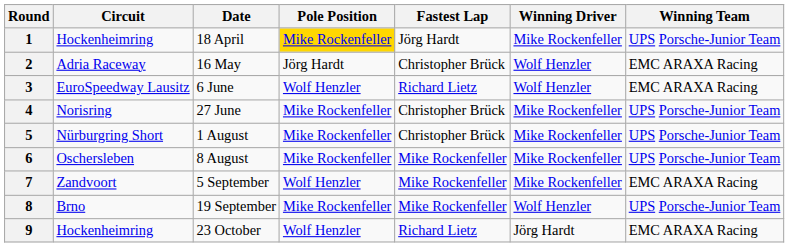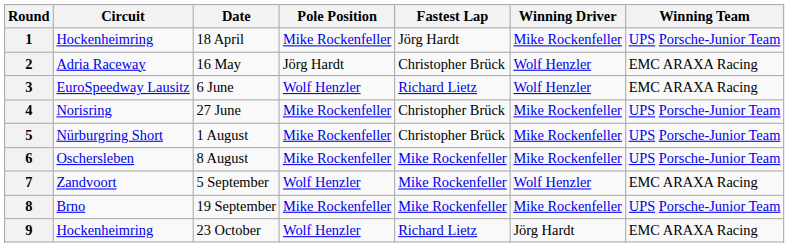(337, 39) gold background -> (337, 39) no background
(568, 182) Mike Rockenfeller -> (552, 182) Wolf Henzler
(552, 206) Wolf Henzler -> (568, 206) Mike Rockenfeller
